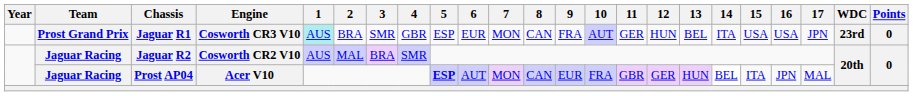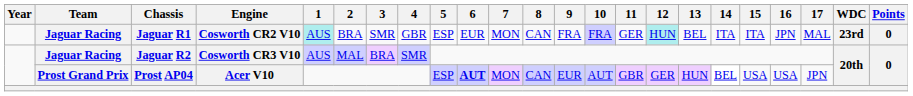(83, 34) Prost Grand Prix -> (83, 34) Jaguar Racing
(249, 34) Cosworth CR3 V10 -> (249, 34) Cosworth CR2 V10
(601, 34) AUT -> (600, 34) FRA
(663, 34) no background -> (663, 34) paleturquoise background
(756, 34) USA -> (755, 34) ITA
(786, 34) USA -> (785, 34) JPN
(818, 34) JPN -> (817, 34) MAL
(249, 54) Cosworth CR2 V10 -> (249, 54) Cosworth CR3 V10
(83, 74) Jaguar Racing -> (83, 74) Prost Grand Prix
(444, 74) bold -> (443, 74) normal
(474, 74) normal -> (473, 74) bold
(601, 74) FRA -> (600, 74) AUT
(756, 74) ITA -> (755, 74) USA
(786, 74) JPN -> (785, 74) USA
(818, 74) MAL -> (817, 74) JPN
